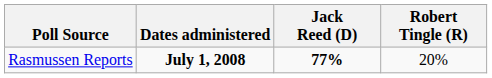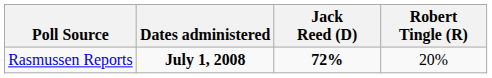(327, 60) 77% -> (327, 60) 72%
